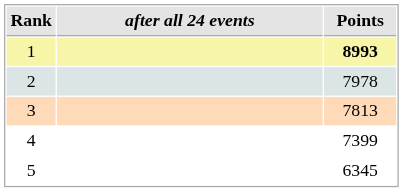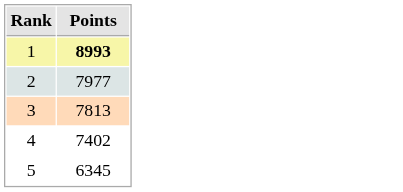- column: (190, 20)
(360, 81) 7978 -> (93, 81) 7977
(360, 140) 7399 -> (93, 140) 7402
